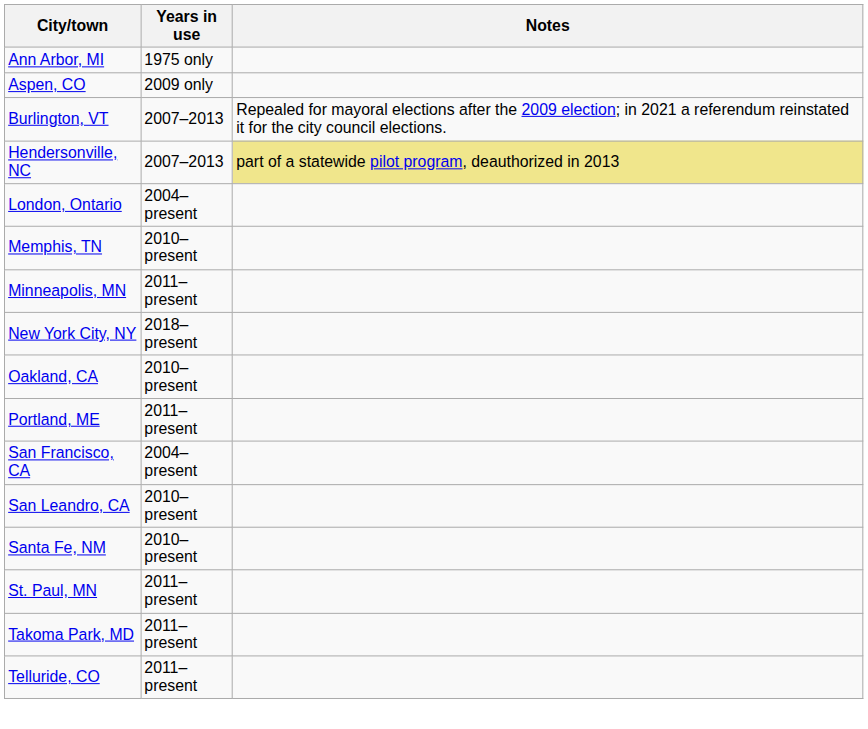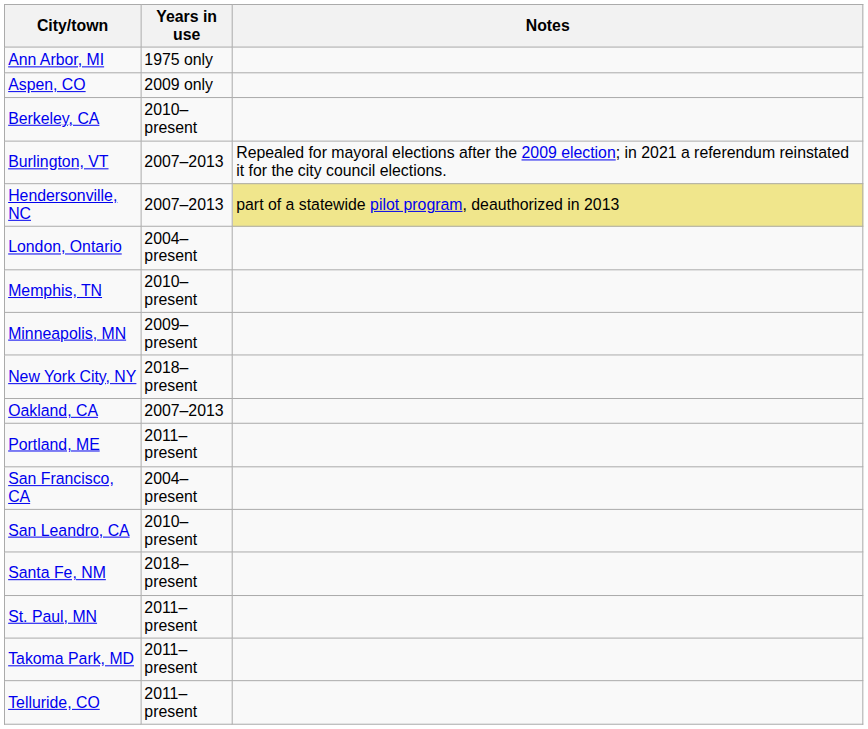+ row: (54, 119)
(171, 290) 2011–present -> (171, 333) 2009–present
(171, 376) 2010–present -> (184, 410) 2007–2013
(171, 548) 2010–present -> (171, 573) 2018–present
